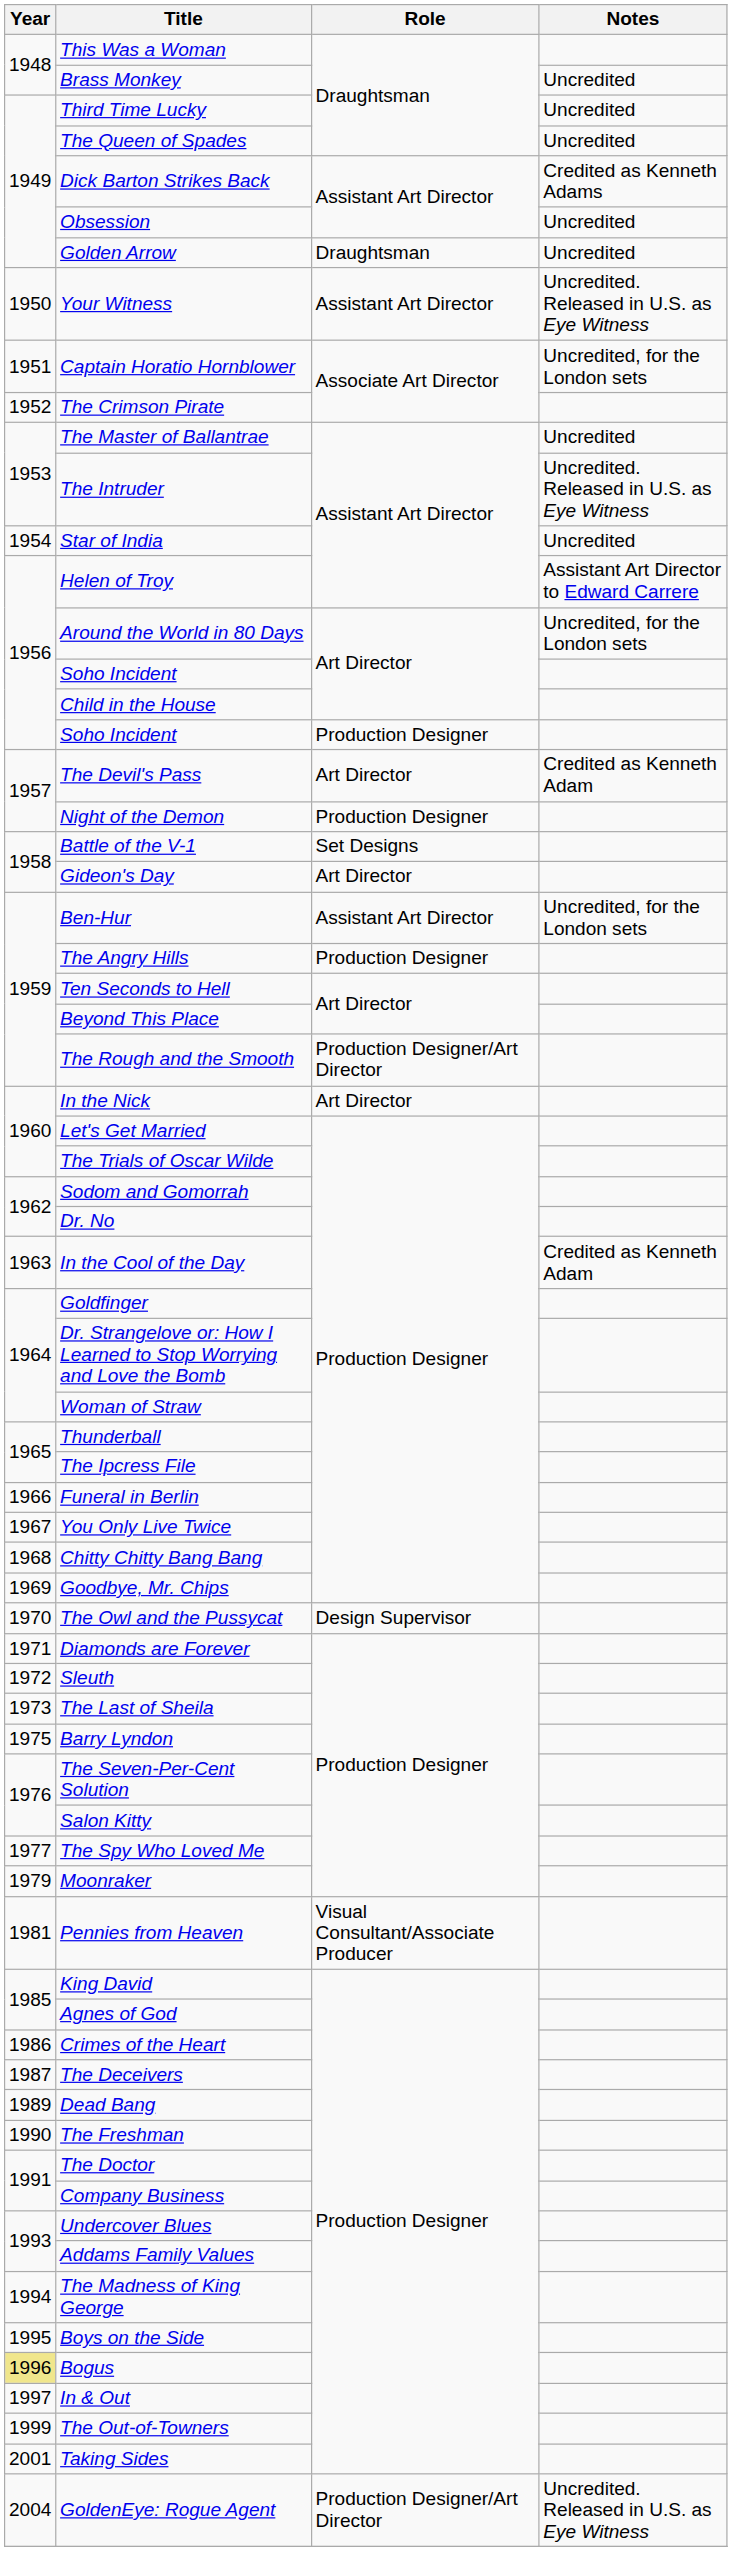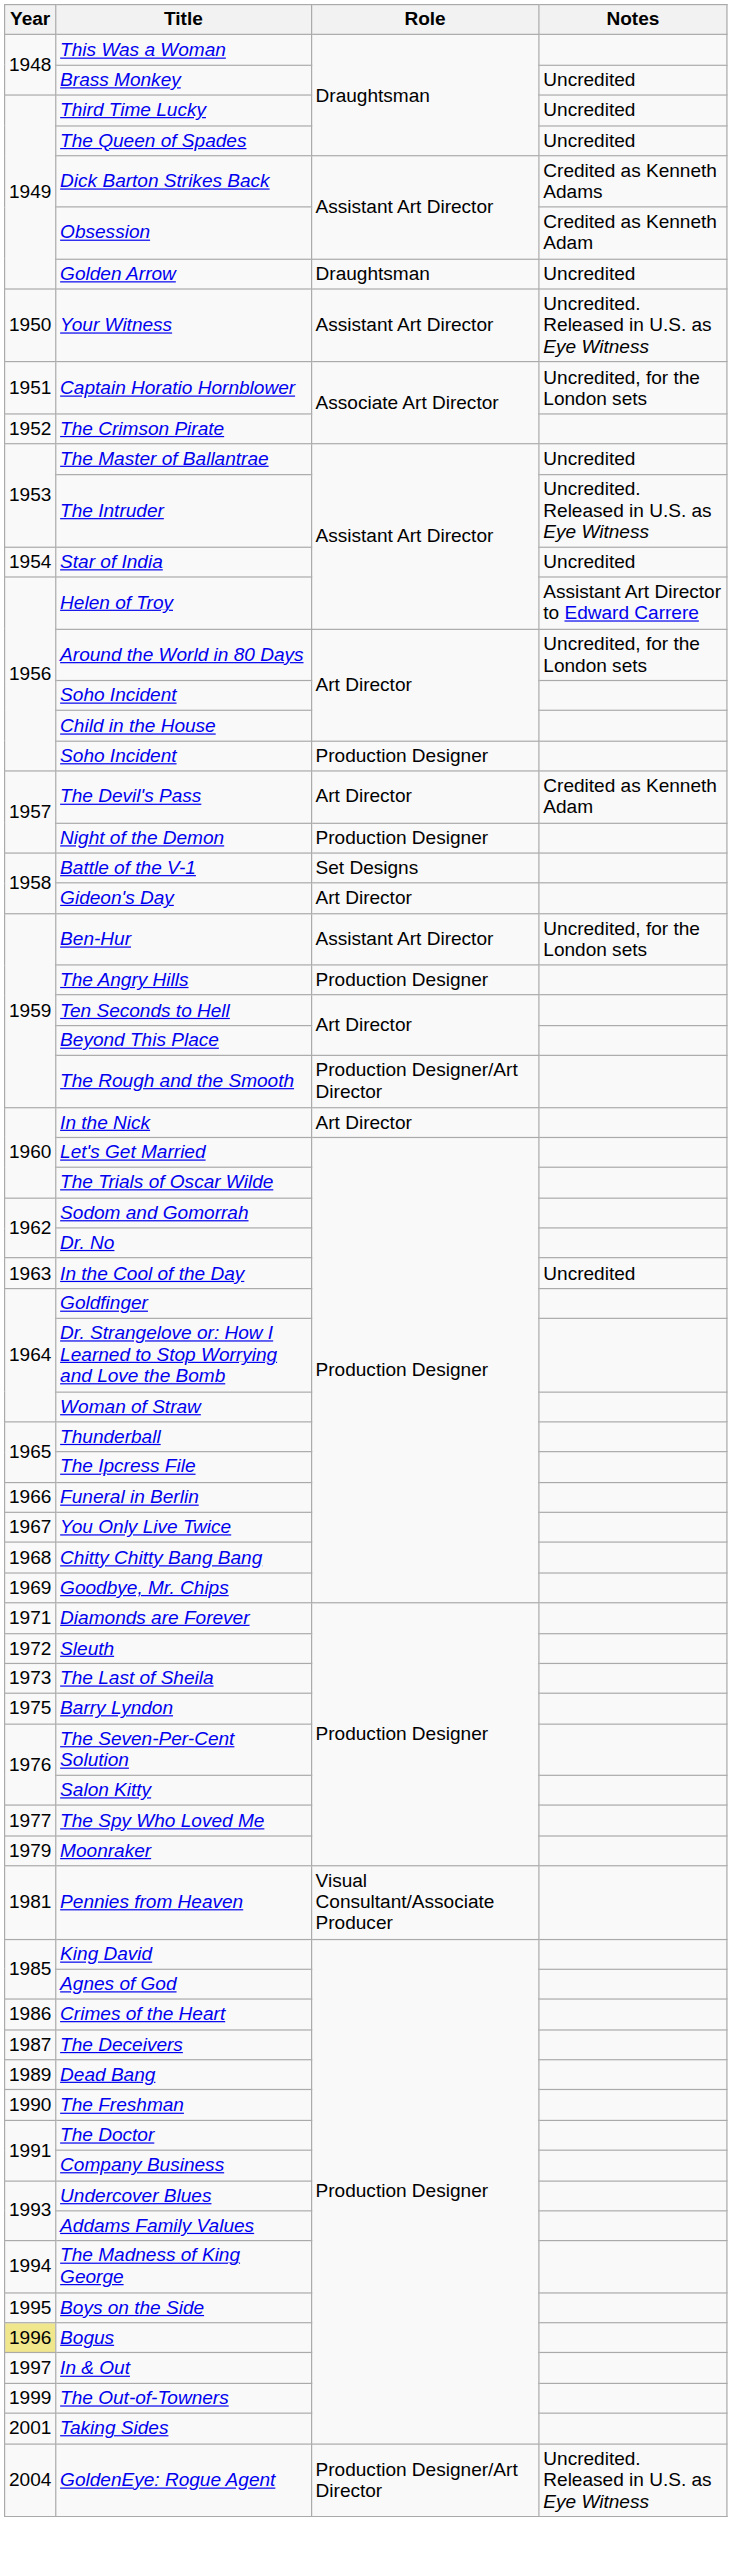(589, 222) Uncredited -> (630, 232) Credited as Kenneth Adam
(630, 1262) Credited as Kenneth Adam -> (589, 1273) Uncredited
- row: (171, 1617)
